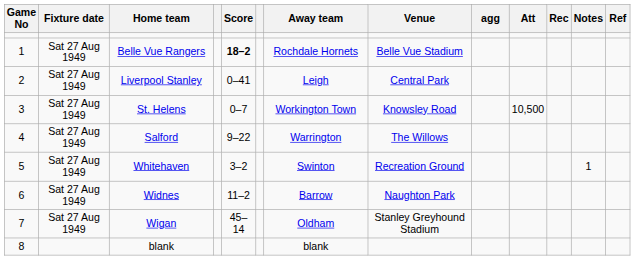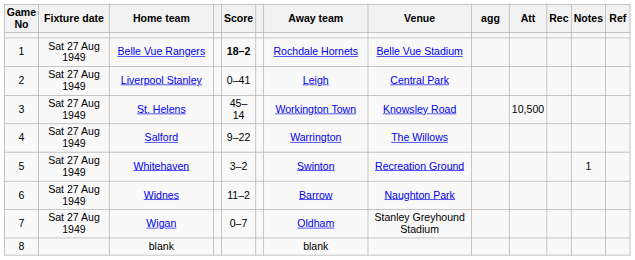(239, 109) 0–7 -> (239, 109) 45–14
(239, 224) 45–14 -> (239, 224) 0–7
